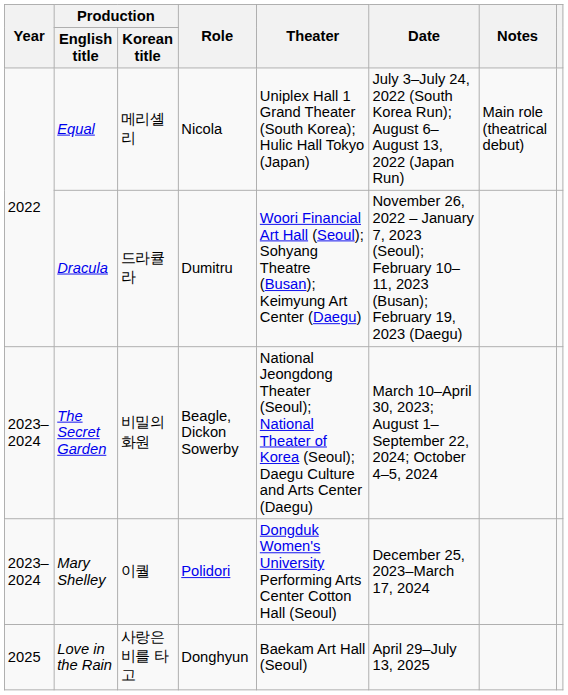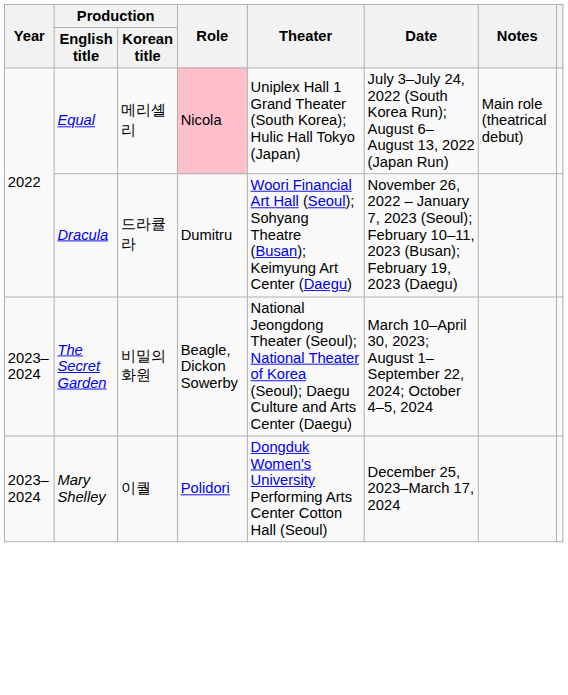(202, 129) no background -> (201, 120) pink background
- row: (85, 657)
